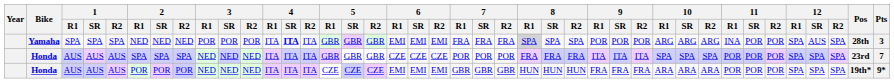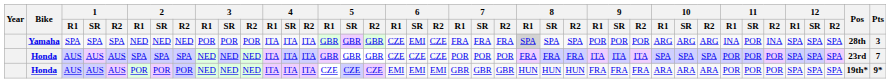(291, 41) bold -> (291, 41) normal
(397, 41) EMI -> (396, 41) CZE
(439, 41) EMI -> (438, 41) CZE
(776, 41) POR -> (774, 41) INA
(817, 41) AUS -> (815, 41) SPA
